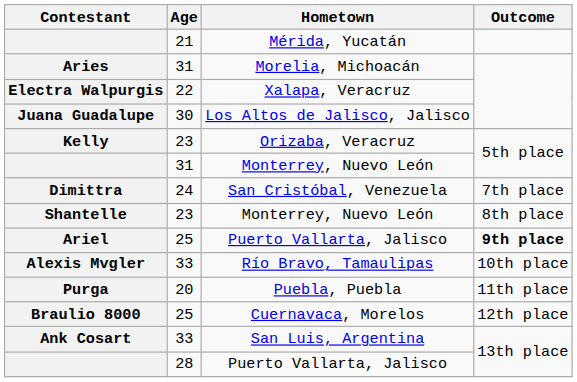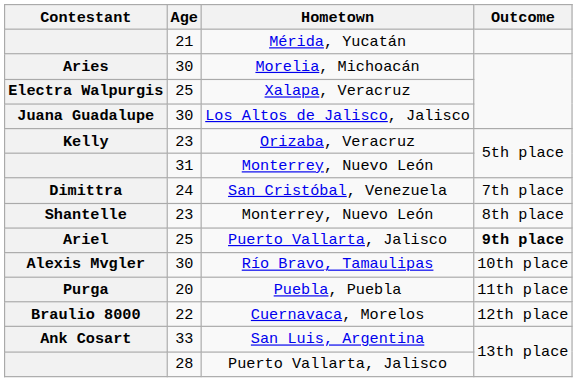(184, 67) 31 -> (184, 67) 30
(184, 91) 22 -> (184, 91) 25
(184, 265) 33 -> (184, 265) 30
(184, 314) 25 -> (184, 314) 22
